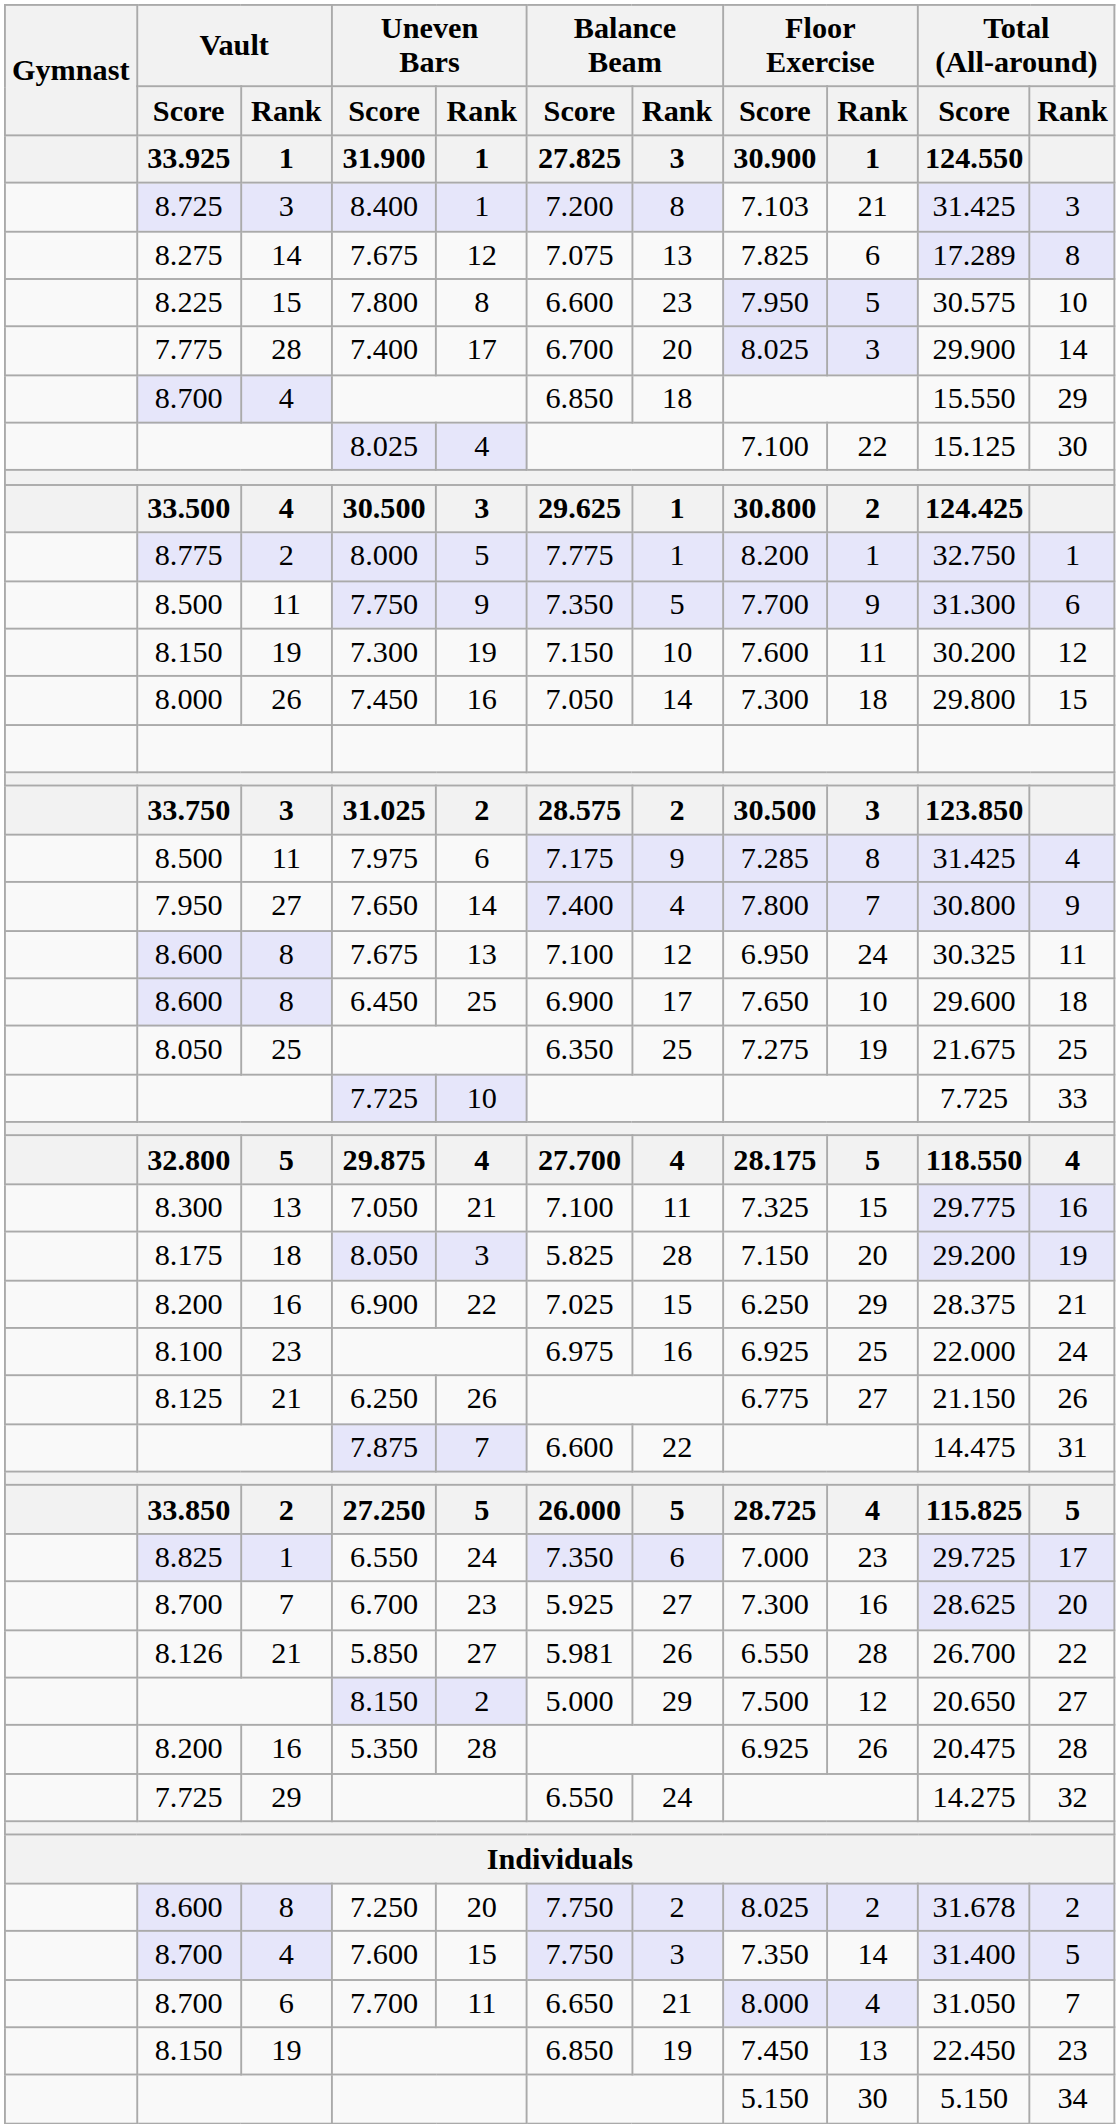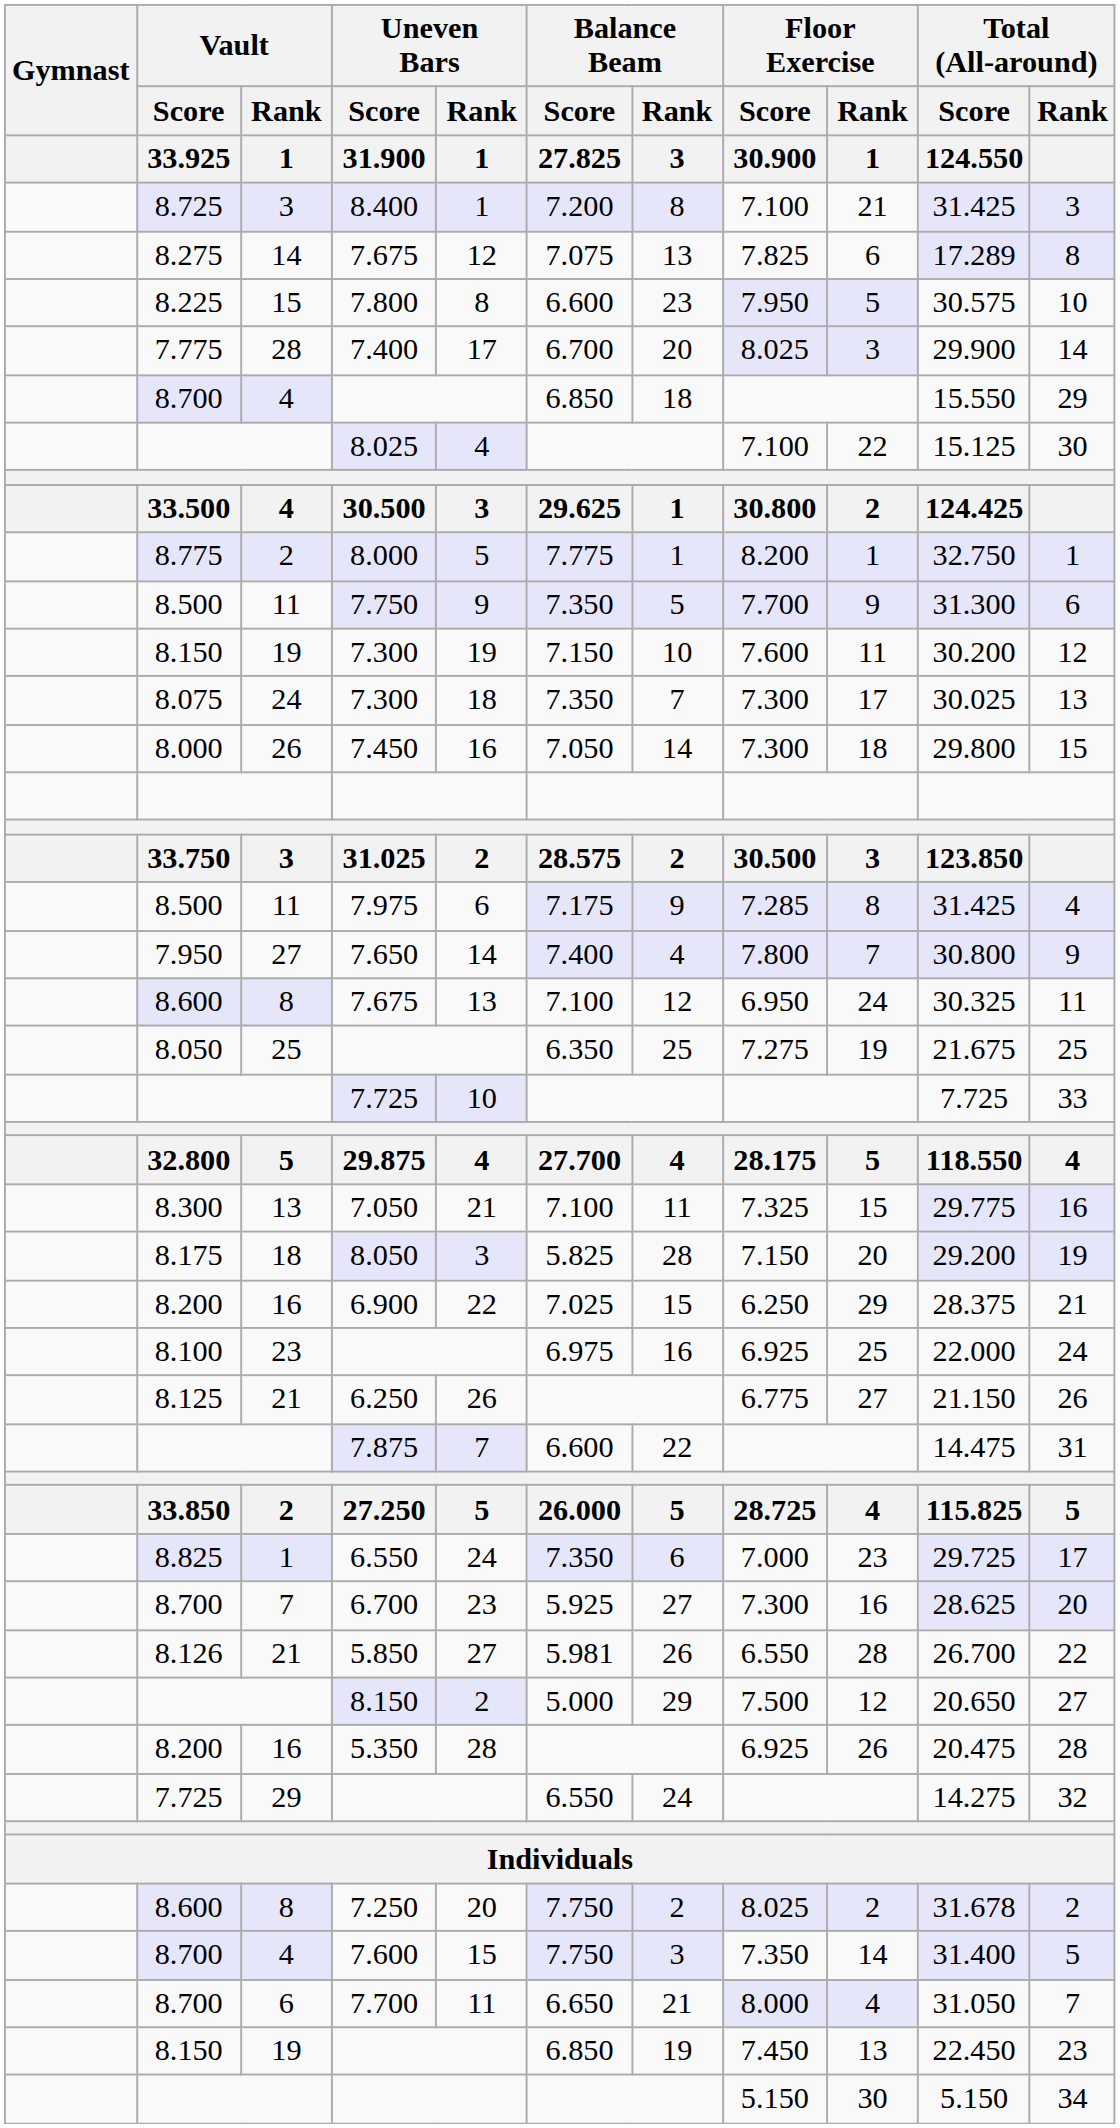(775, 206) 7.103 -> (775, 206) 7.100
+ row: (286, 699)
- row: (286, 1001)
